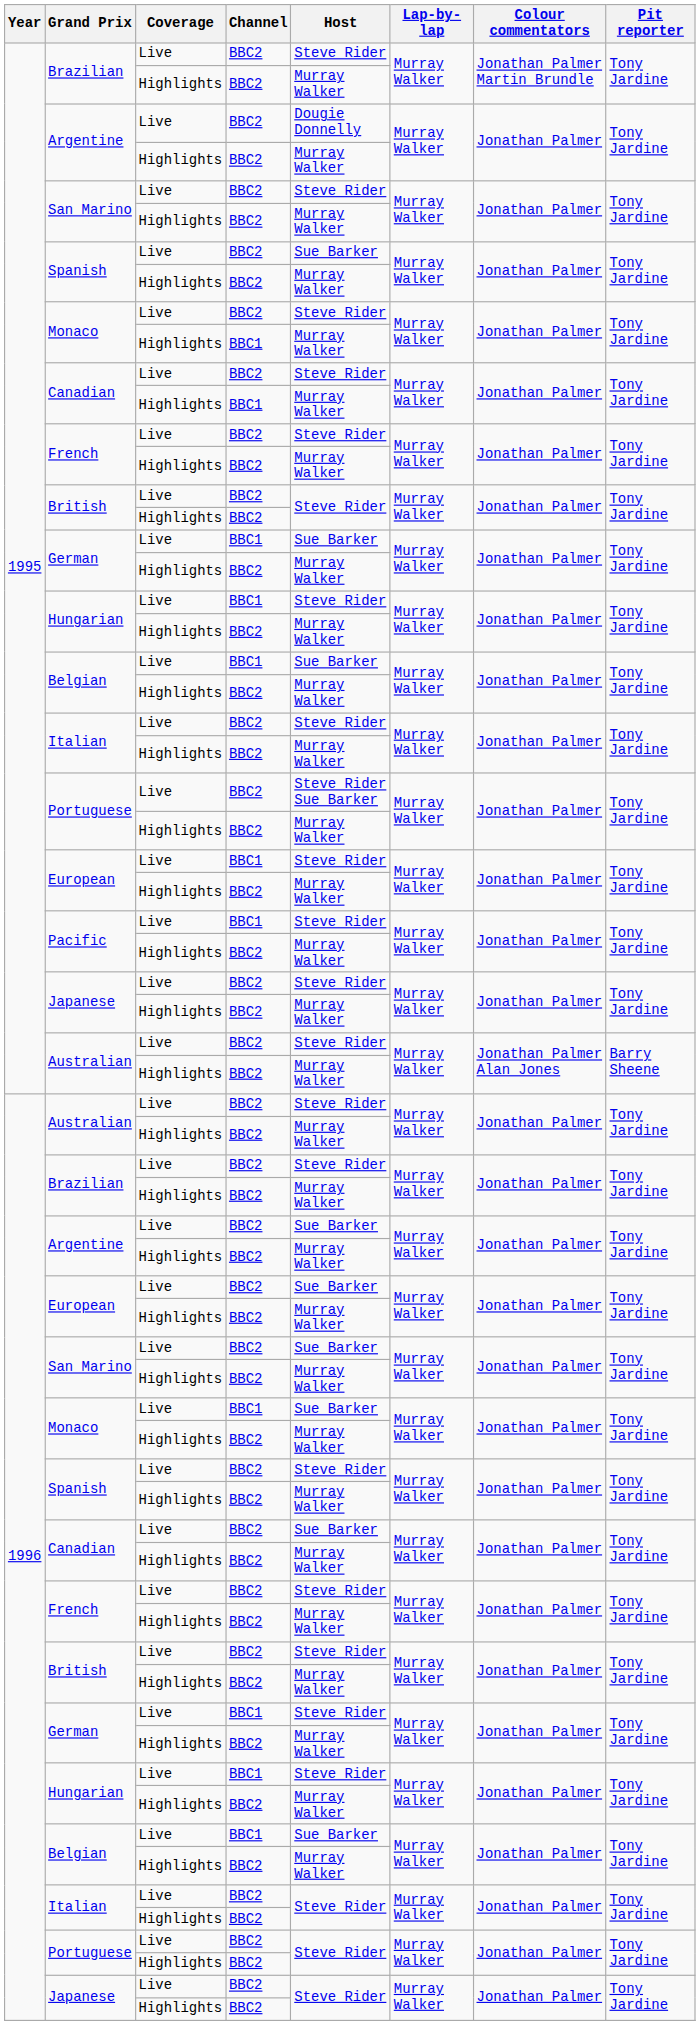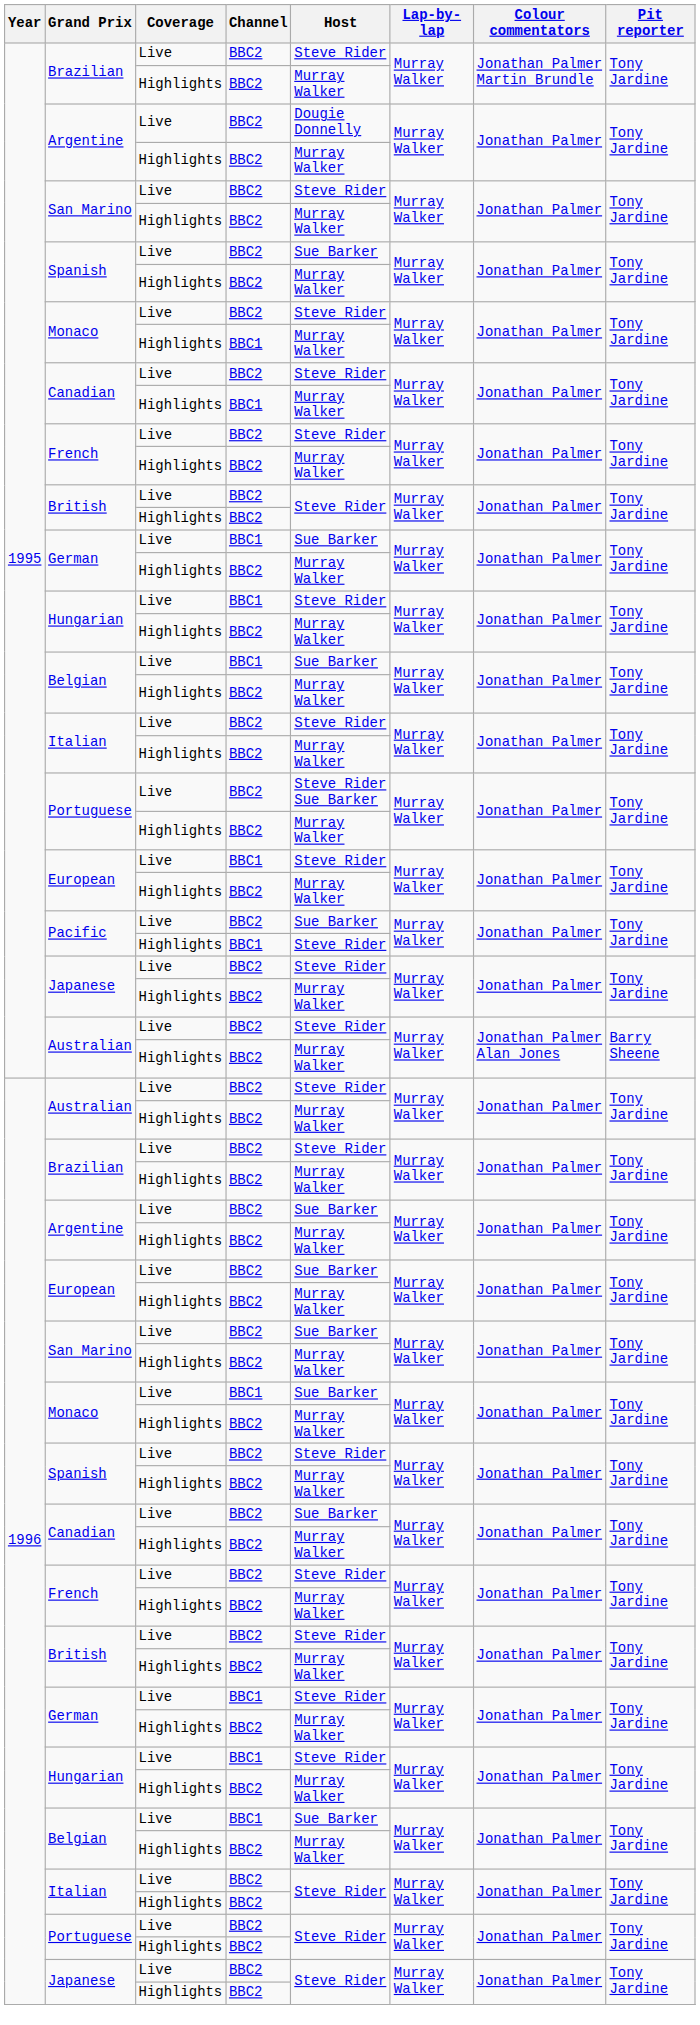(246, 923) BBC1 -> (246, 923) BBC2
(340, 923) Steve Rider -> (336, 923) Sue Barker
(246, 953) BBC2 -> (246, 945) BBC1
(319, 953) Murray Walker -> (340, 945) Steve Rider
